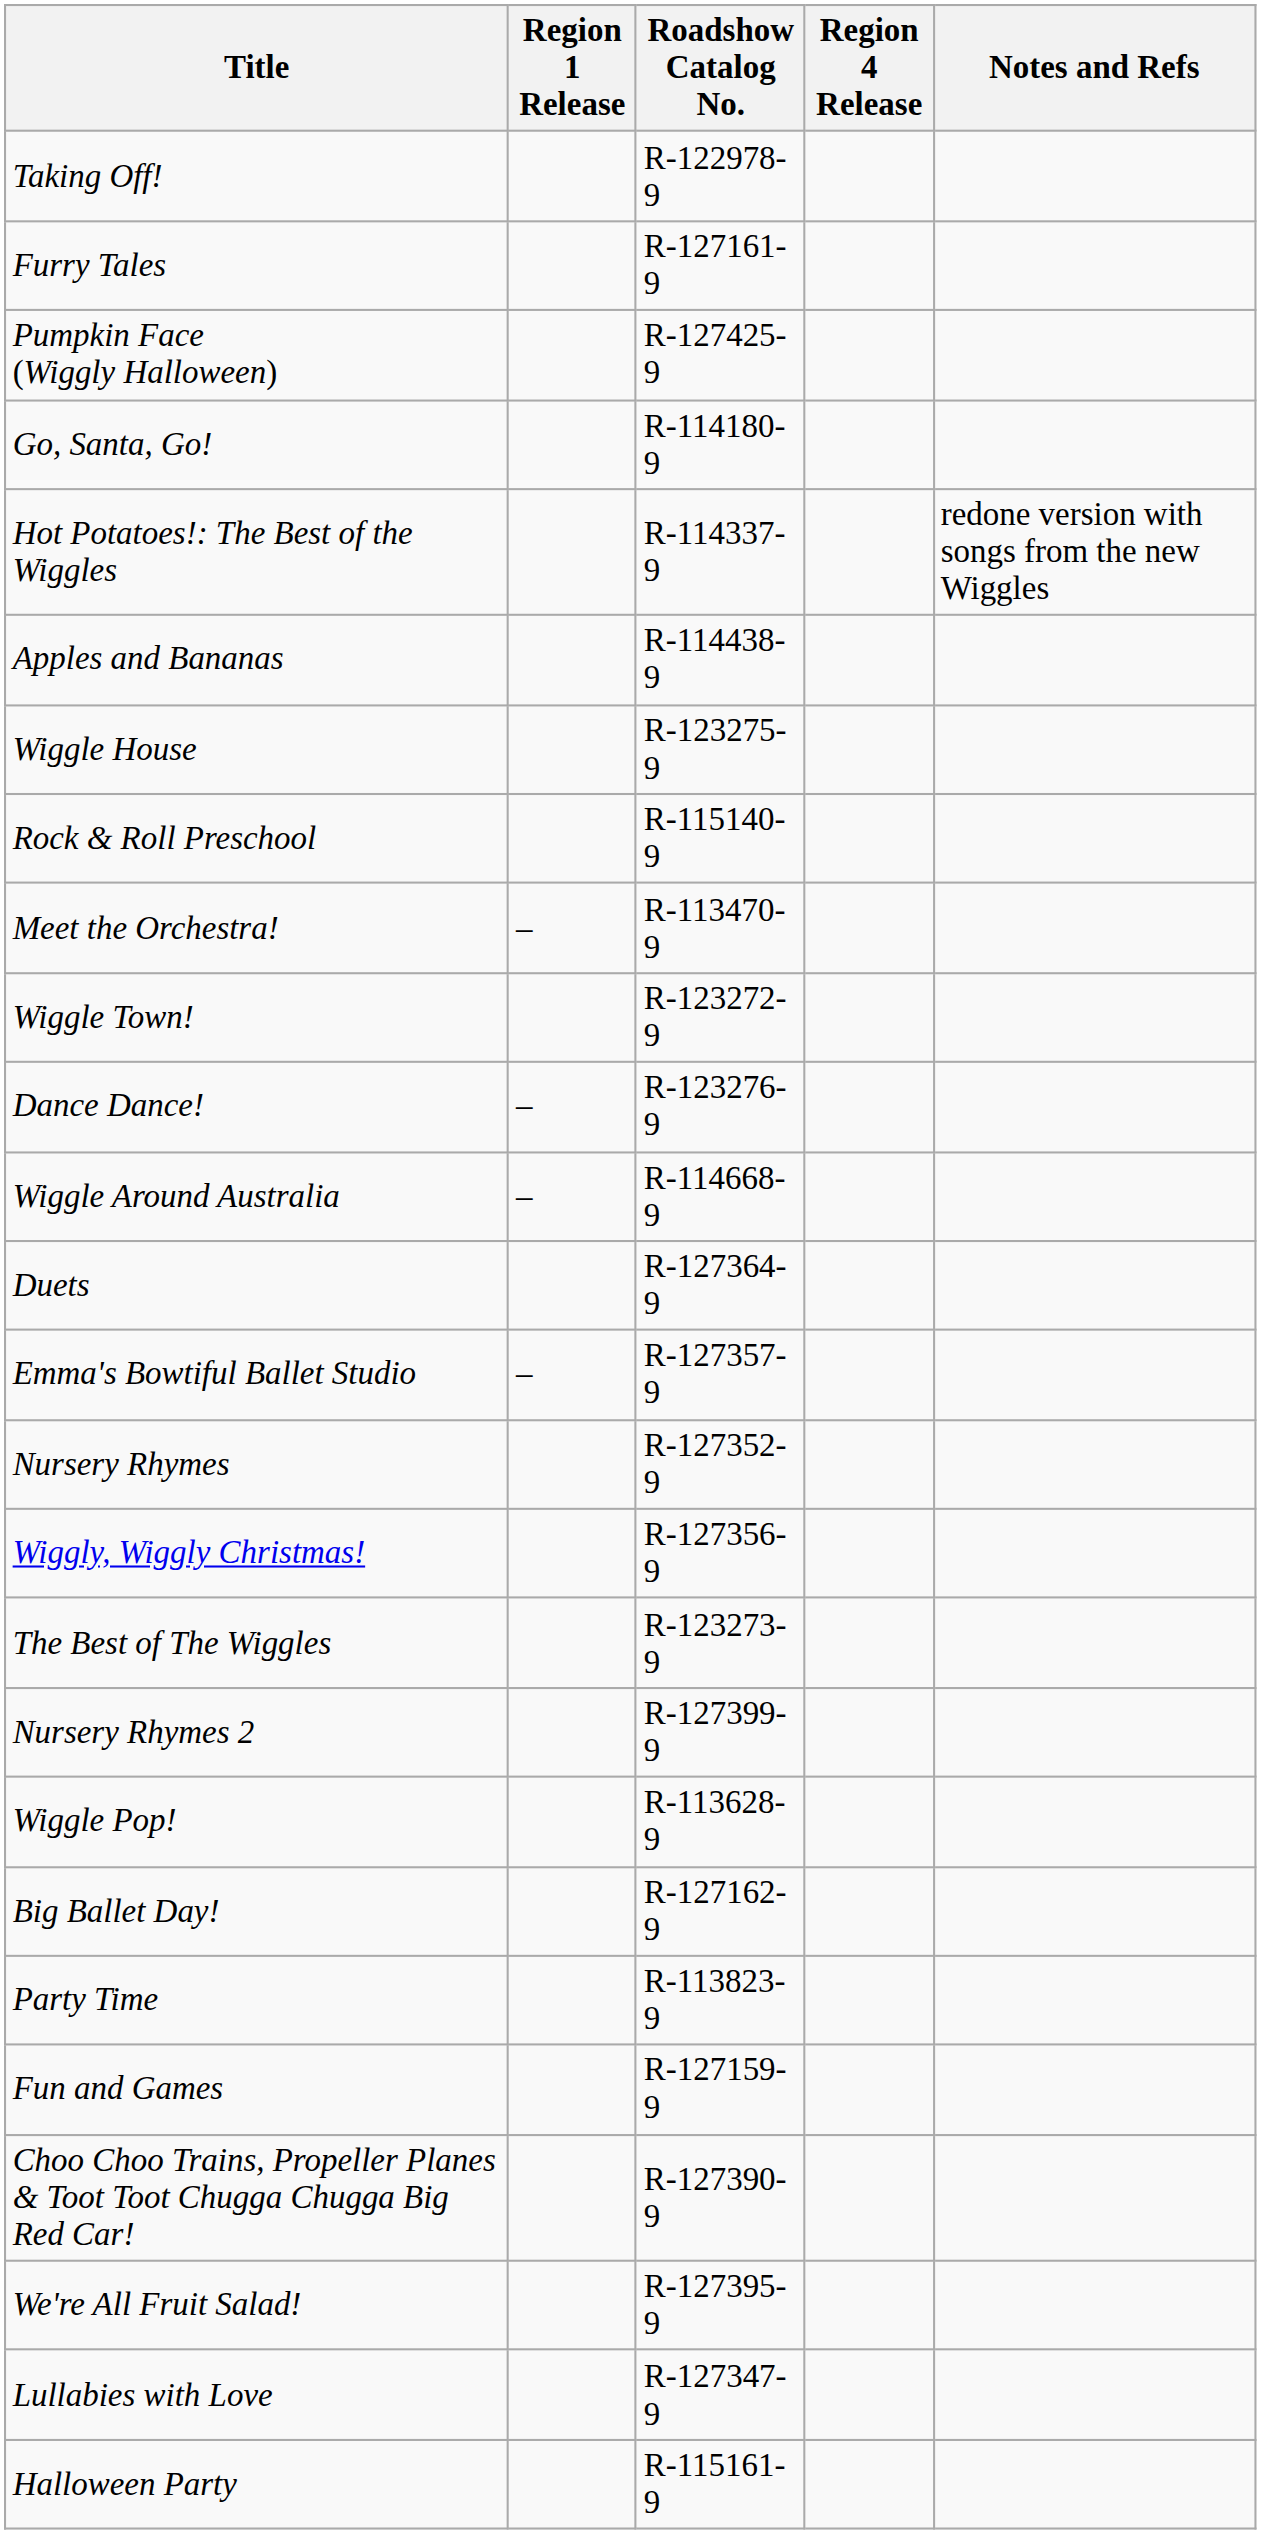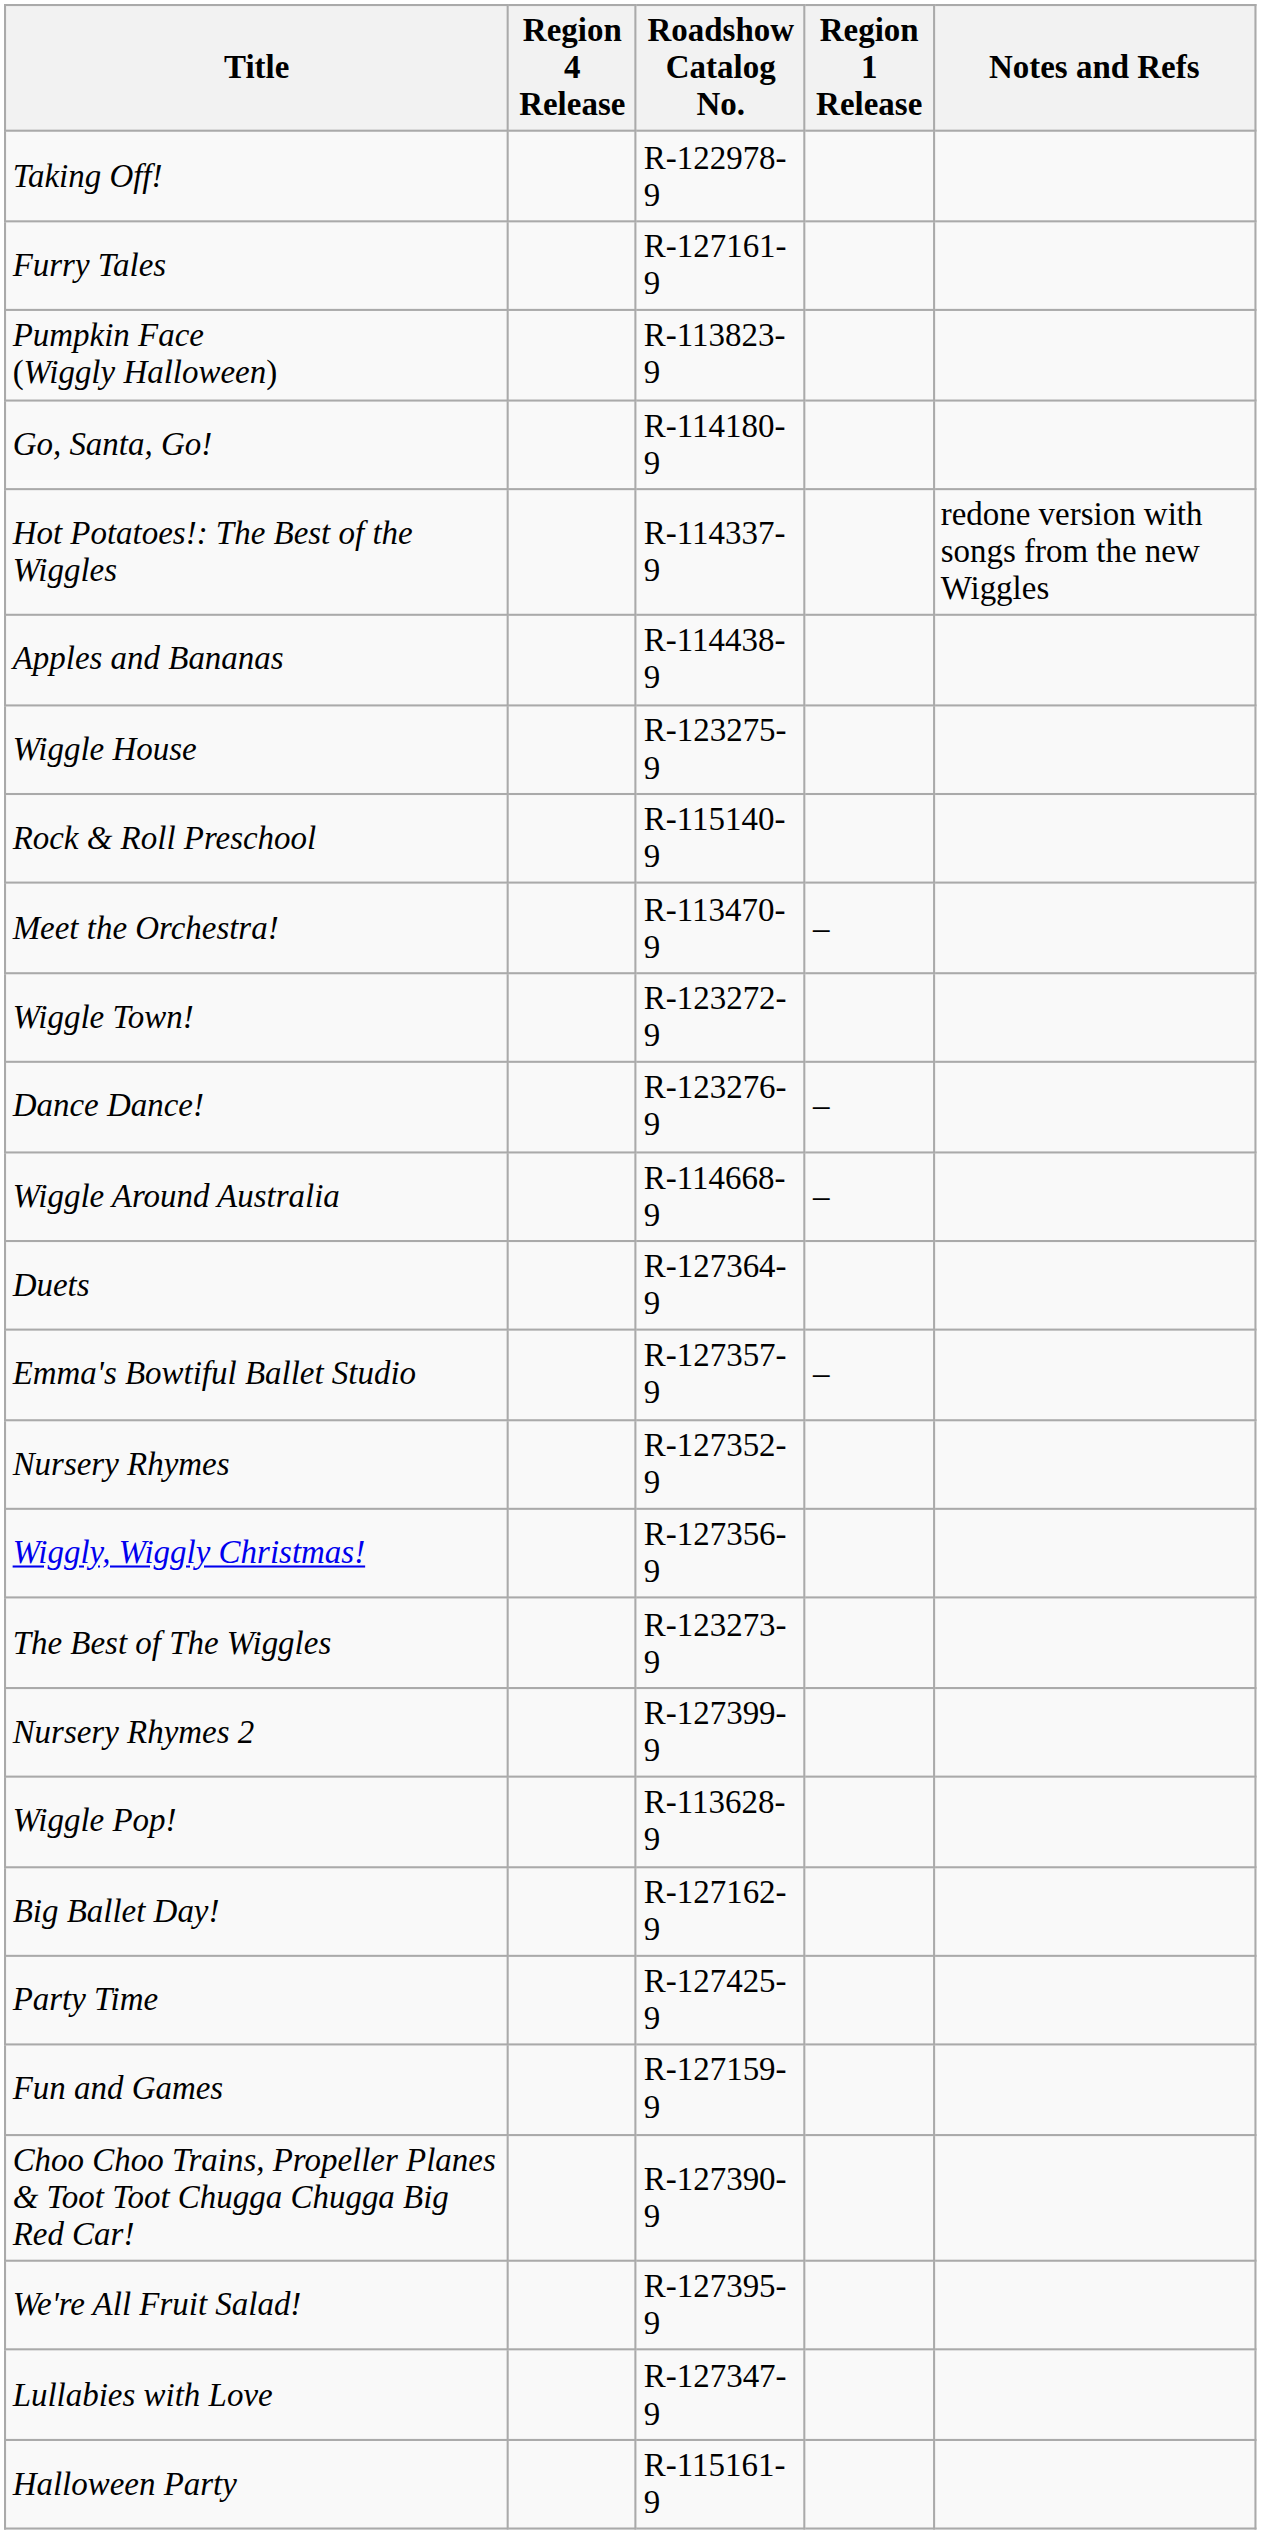columns swapped: (869, 67) <-> (572, 67)
(715, 354) R-127425-9 -> (715, 354) R-113823-9
(715, 1999) R-113823-9 -> (715, 1999) R-127425-9
